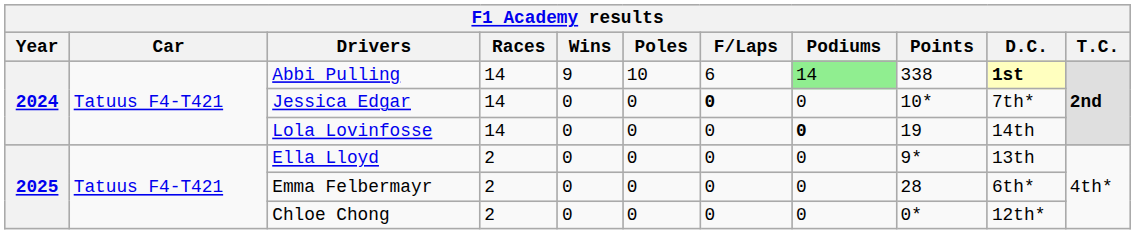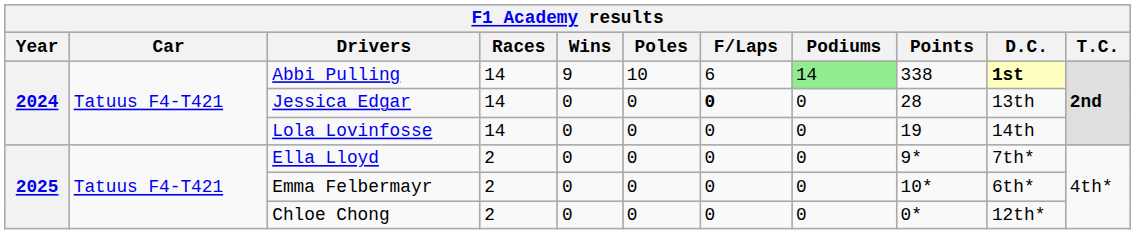(917, 103) 10* -> (911, 103) 28
(1013, 103) 7th* -> (1013, 103) 13th
(801, 131) bold -> (801, 131) normal
(1013, 159) 13th -> (1013, 159) 7th*
(911, 187) 28 -> (917, 187) 10*
